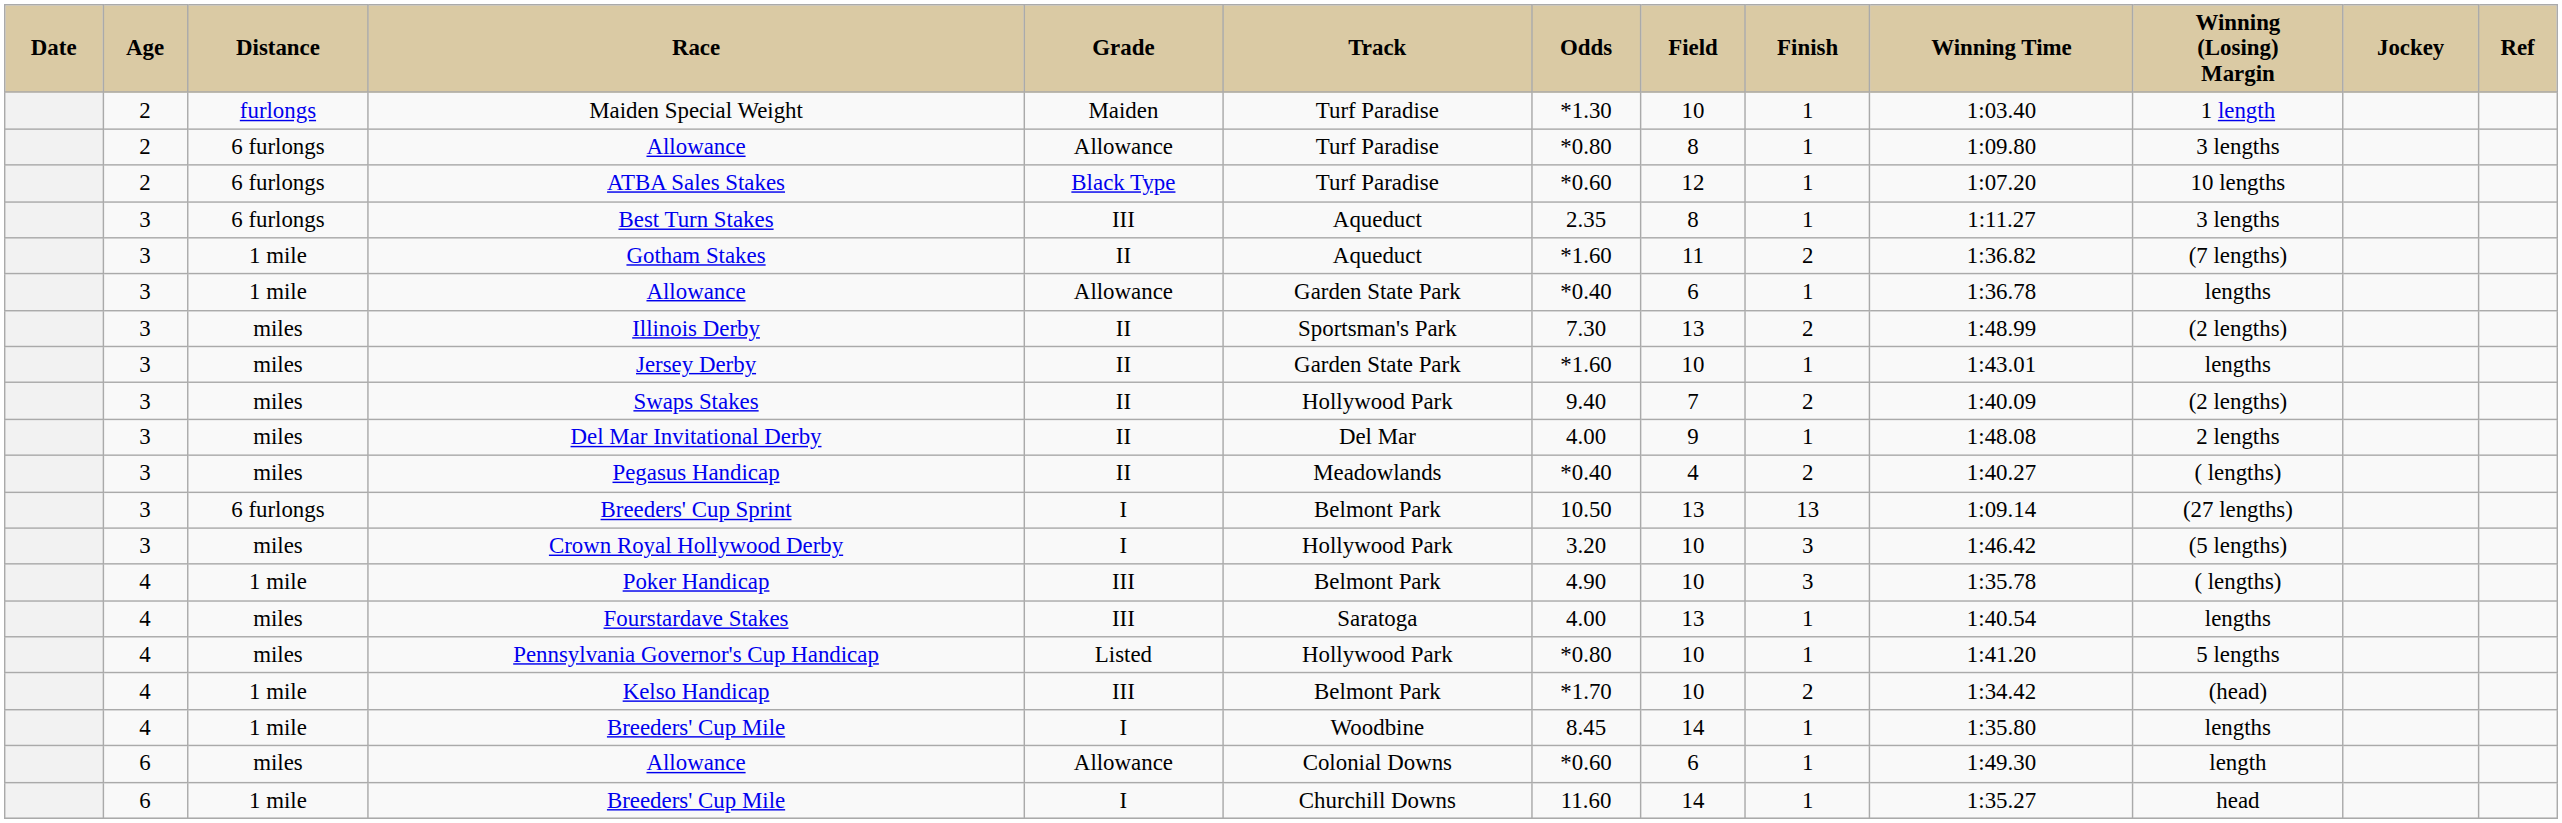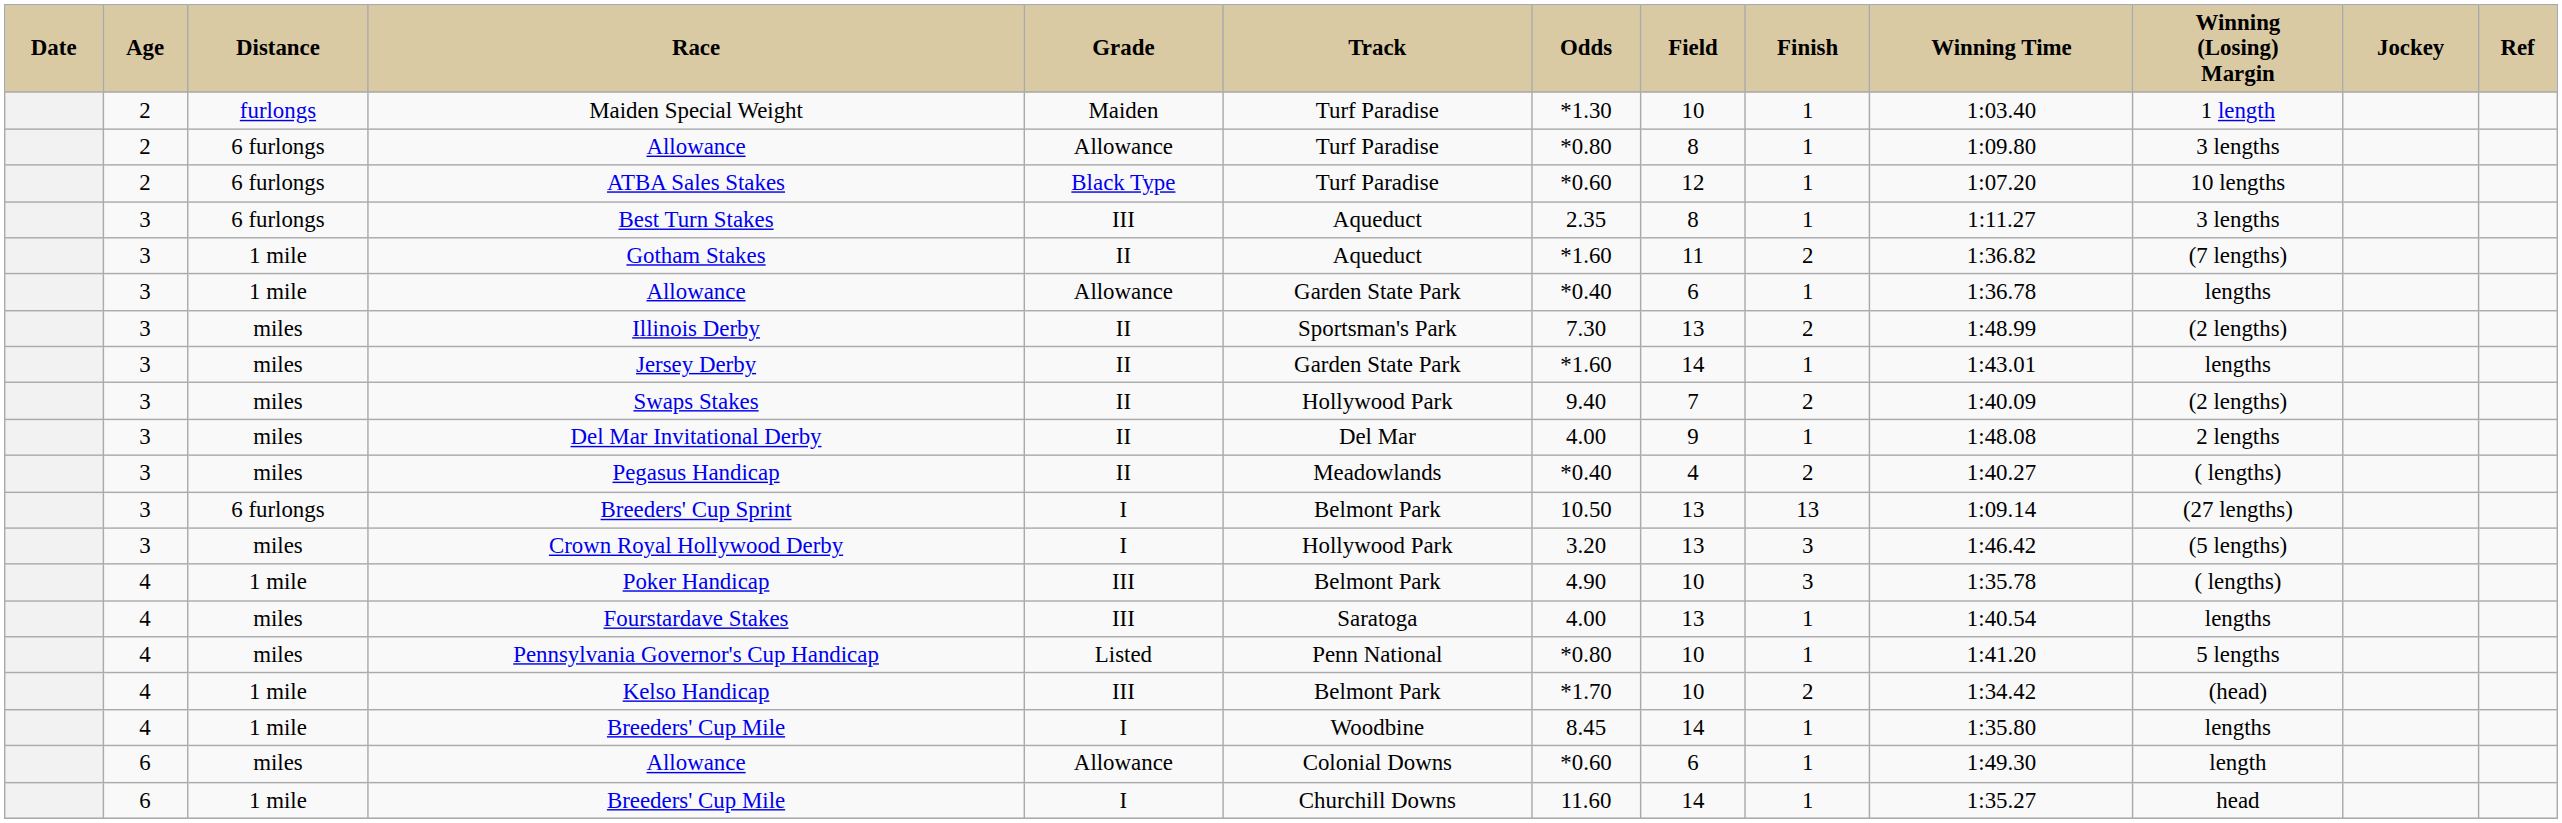(1693, 364) 10 -> (1693, 364) 14
(1693, 545) 10 -> (1693, 545) 13
(1377, 654) Hollywood Park -> (1377, 654) Penn National
